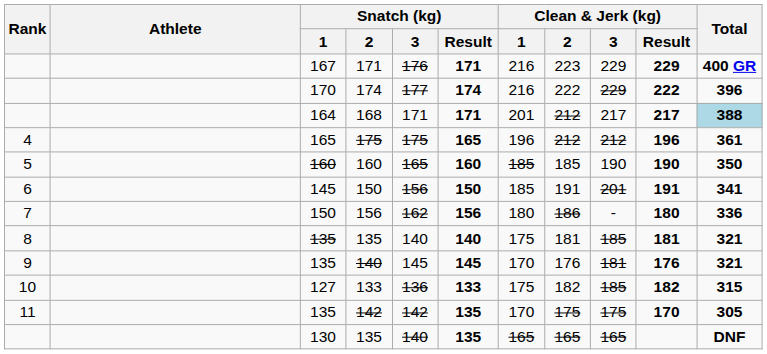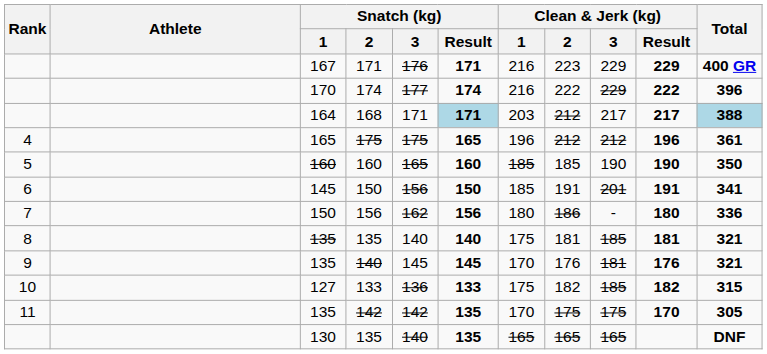(468, 115) no background -> (468, 115) lightblue background
(521, 115) 201 -> (521, 115) 203
